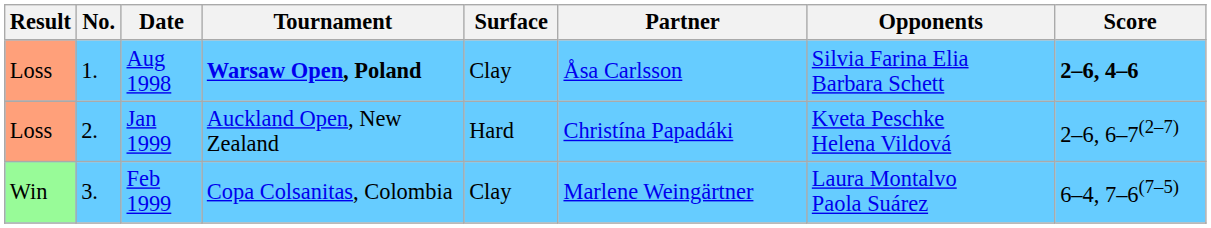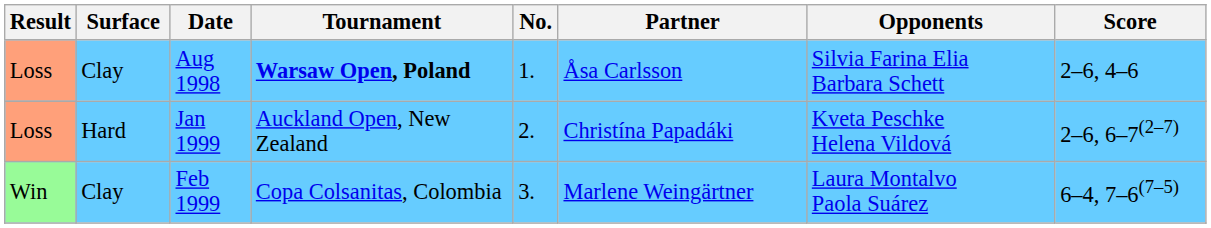columns swapped: (99, 22) <-> (511, 22)
(1099, 70) bold -> (1099, 70) normal
